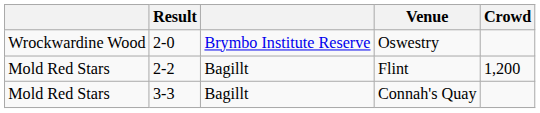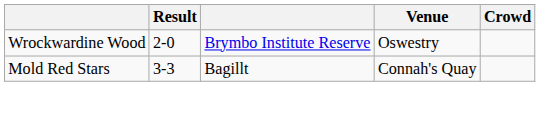- row: (393, 68)
